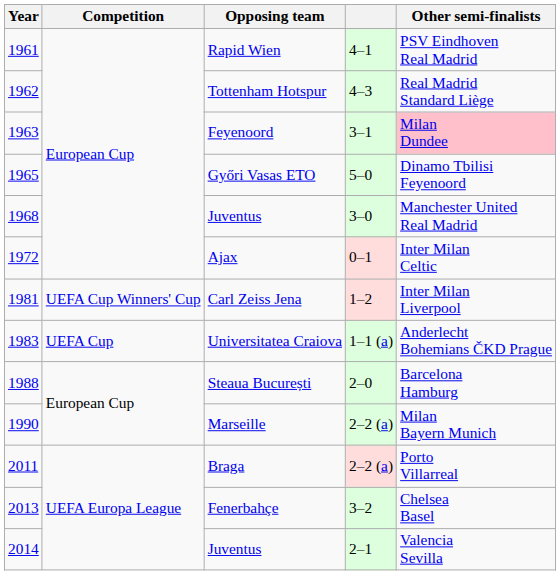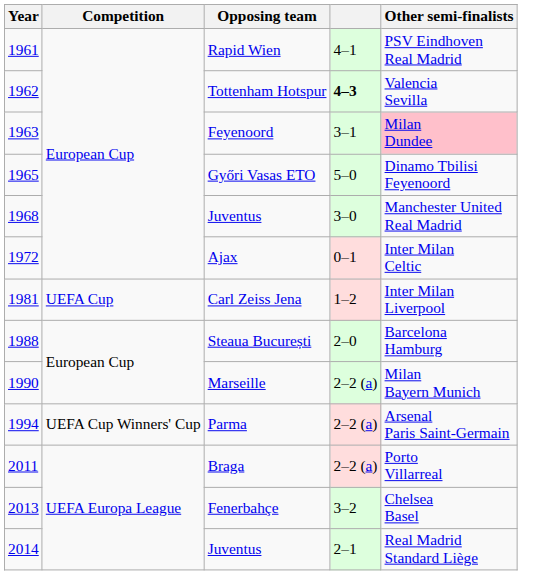(361, 91) normal -> (345, 91) bold
(447, 91) Real Madrid Standard Liège -> (411, 91) Valencia Sevilla
(123, 299) UEFA Cup Winners' Cup -> (80, 299) UEFA Cup
- row: (23, 341)
+ row: (23, 424)
(427, 549) Valencia Sevilla -> (431, 549) Real Madrid Standard Liège
